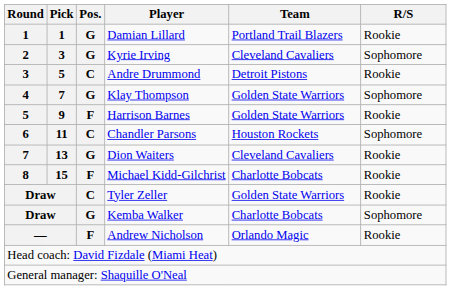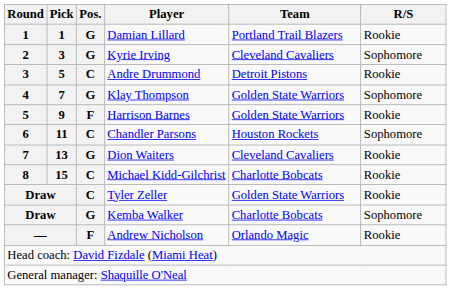(90, 174) F -> (90, 174) C
